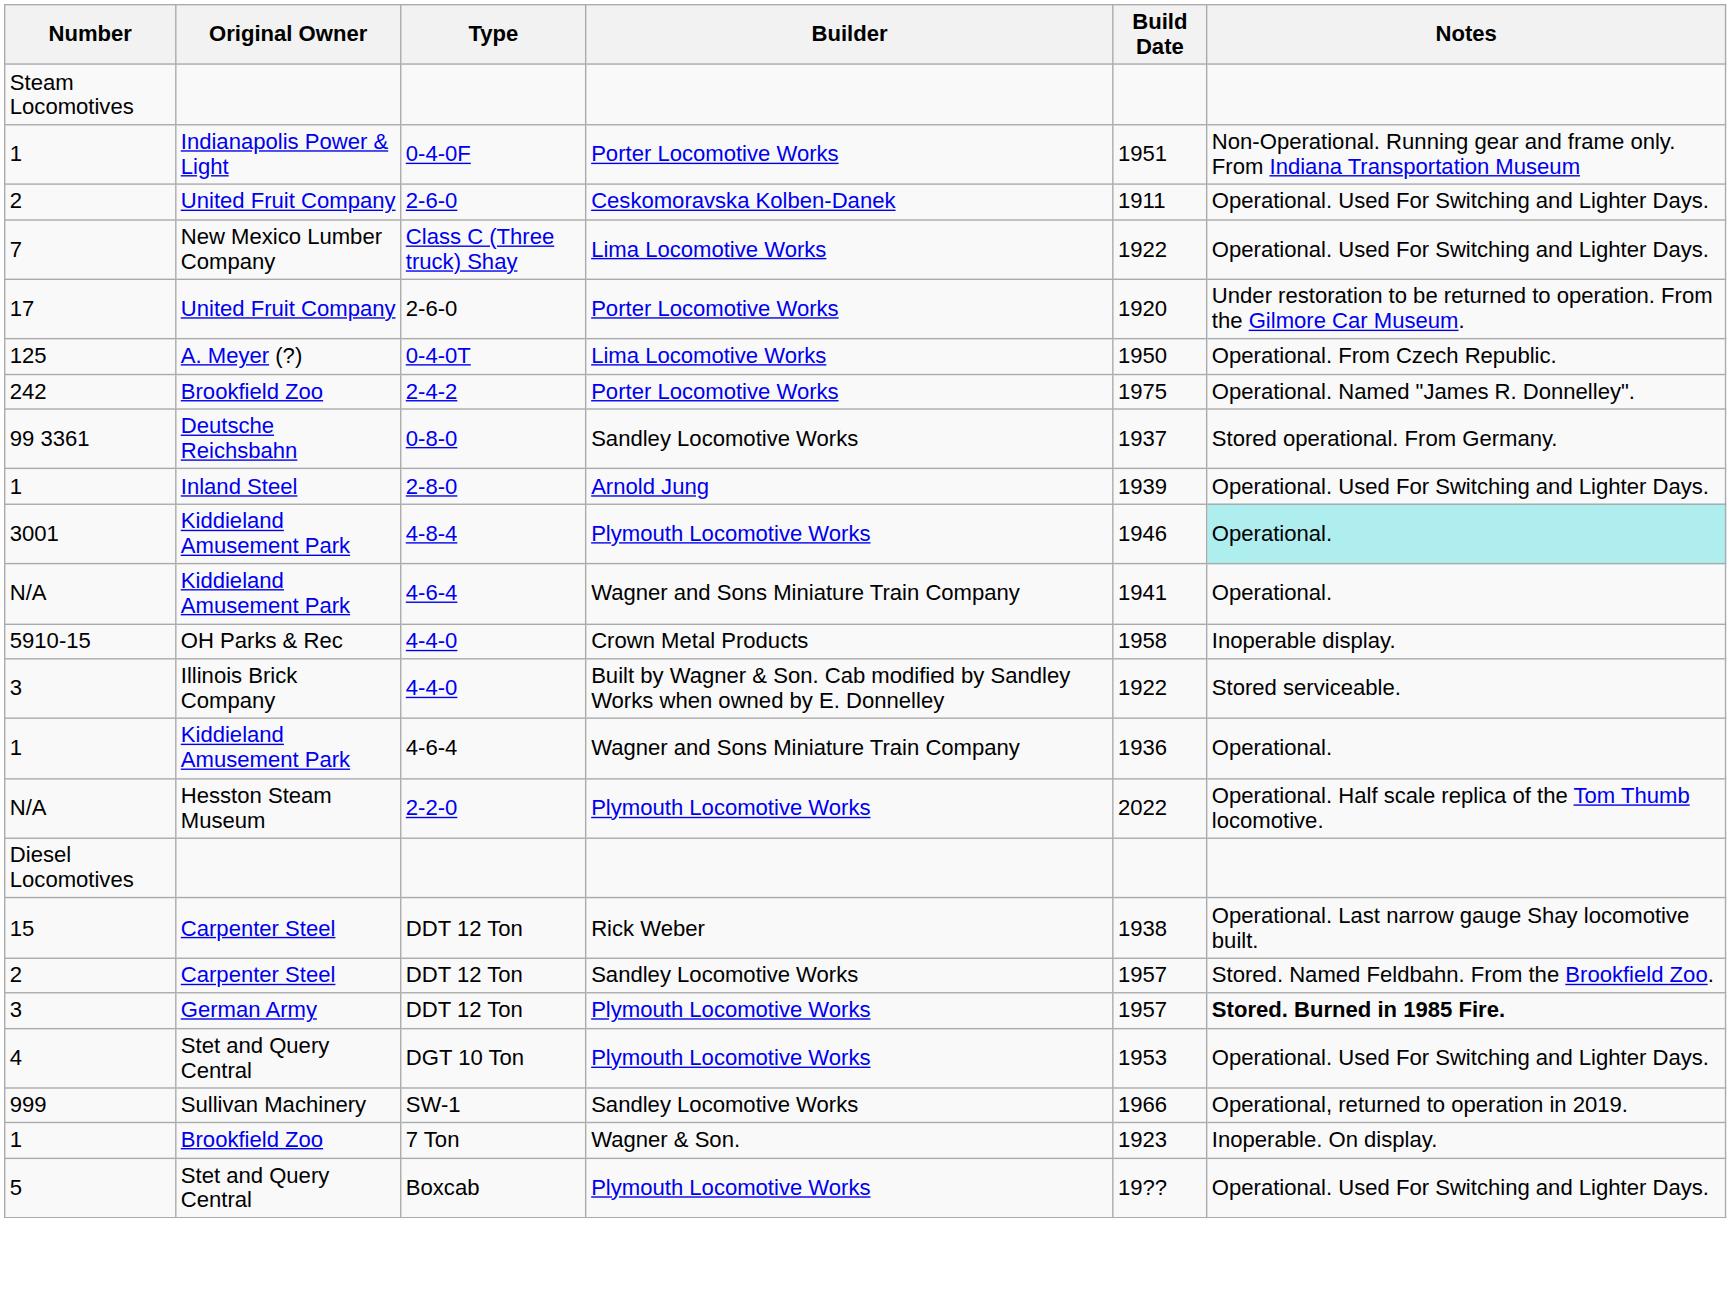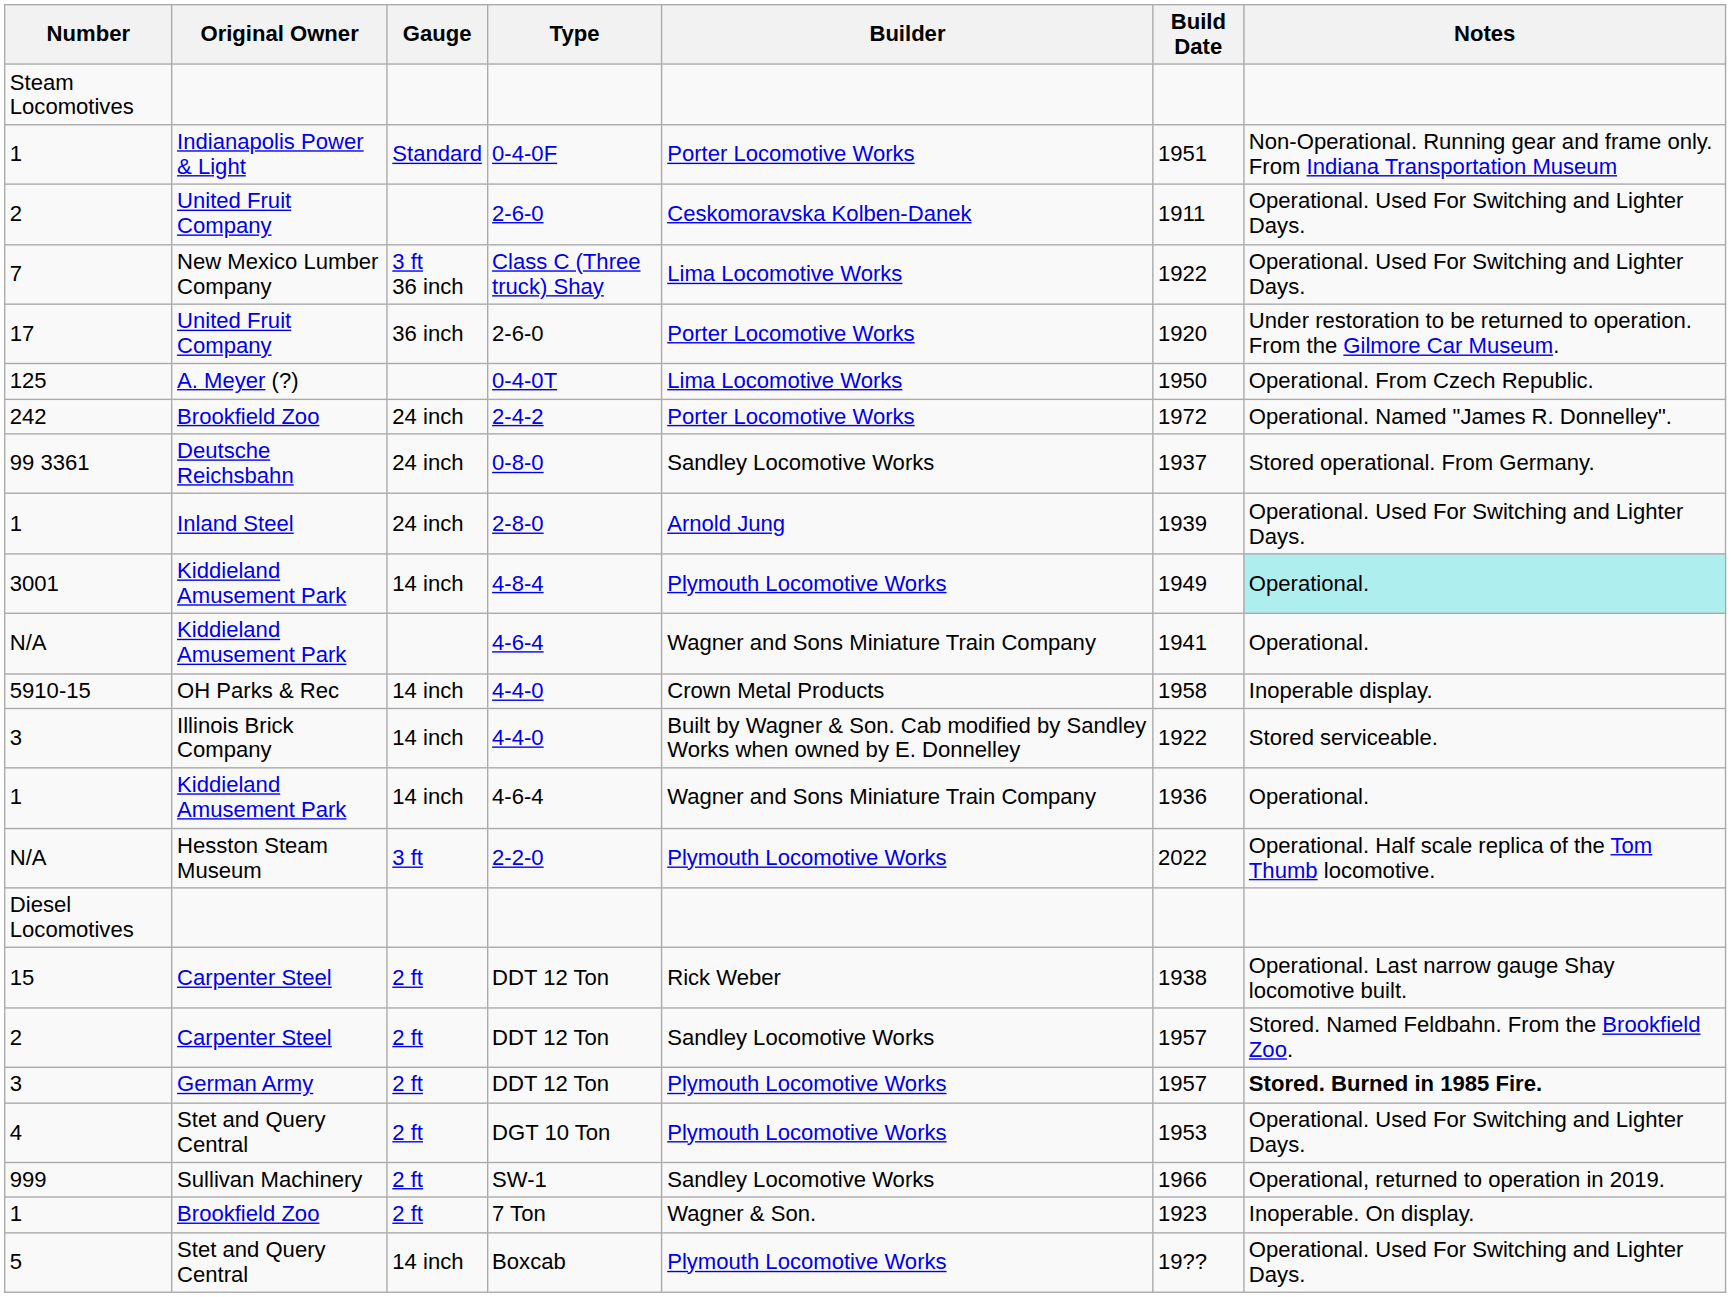+ column: (437, 34)
(1143, 391) 1975 -> (1182, 416) 1972
(1143, 533) 1946 -> (1182, 583) 1949
